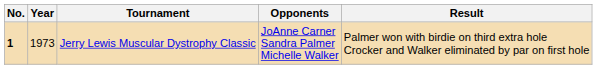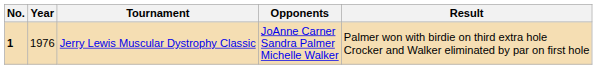(42, 43) 1973 -> (42, 43) 1976
